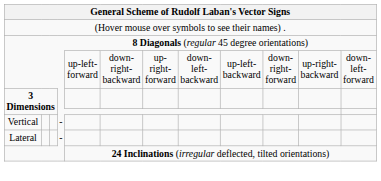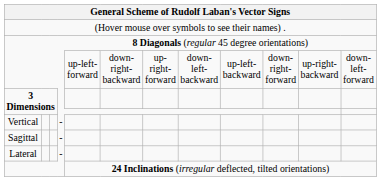+ row: (23, 138)
